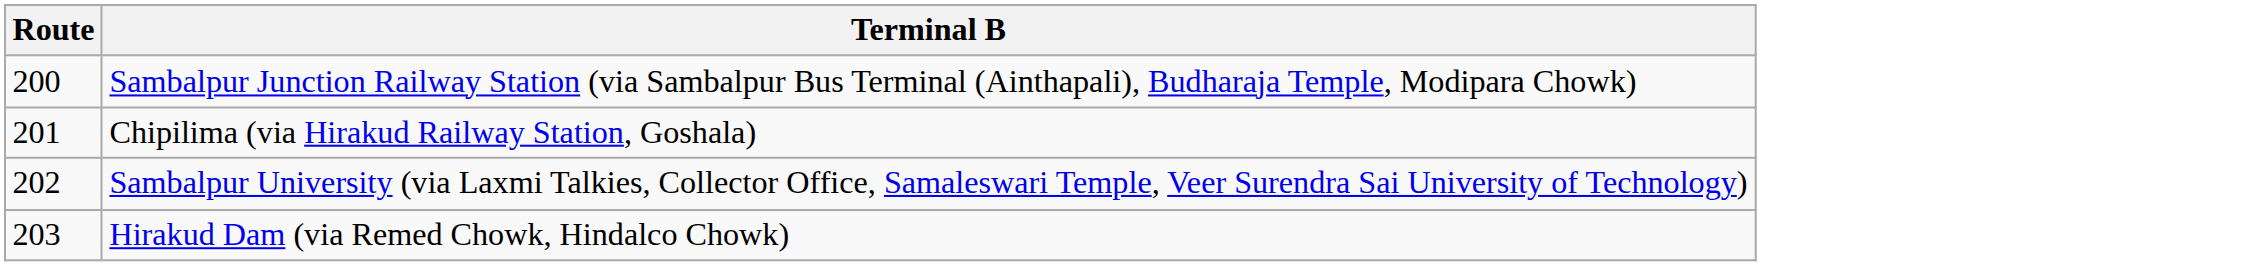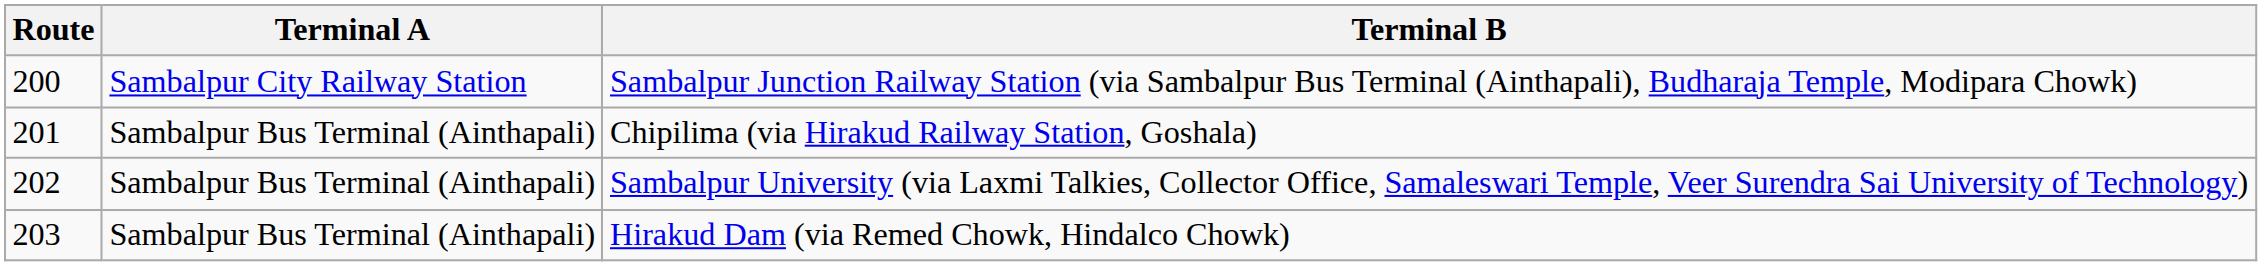+ column: (352, 30)
